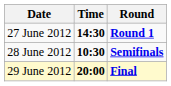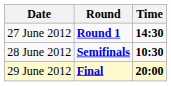columns swapped: (91, 14) <-> (137, 14)
